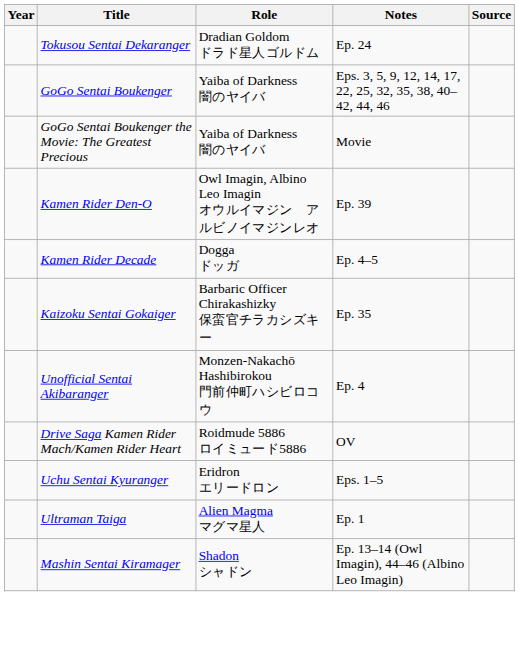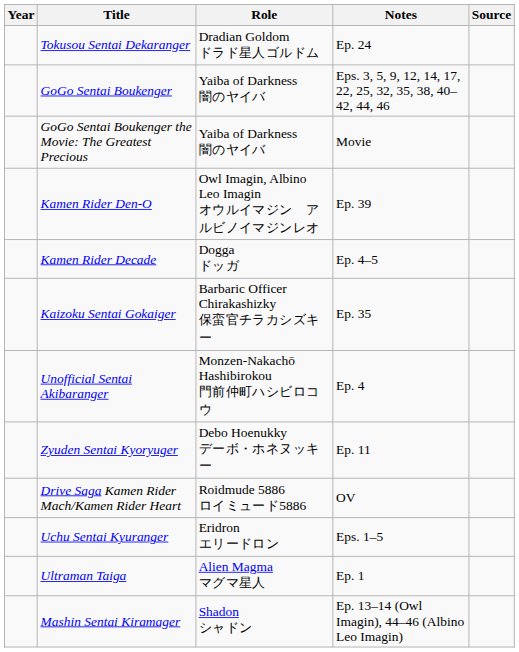+ row: (109, 450)
